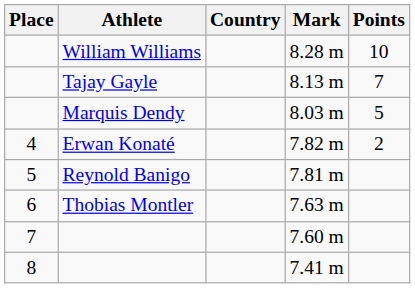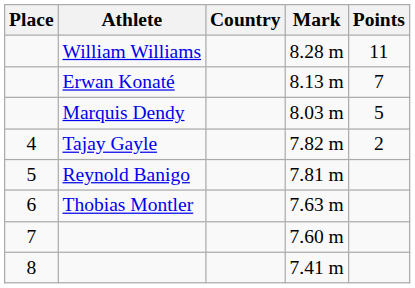(379, 50) 10 -> (379, 50) 11
(110, 81) Tajay Gayle -> (119, 81) Erwan Konaté
(119, 143) Erwan Konaté -> (110, 143) Tajay Gayle
